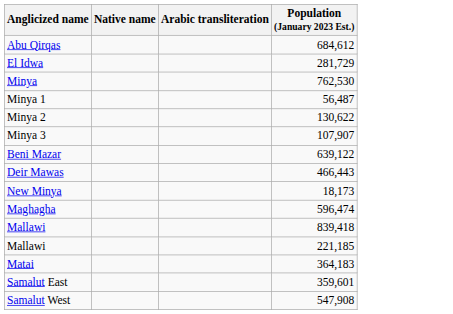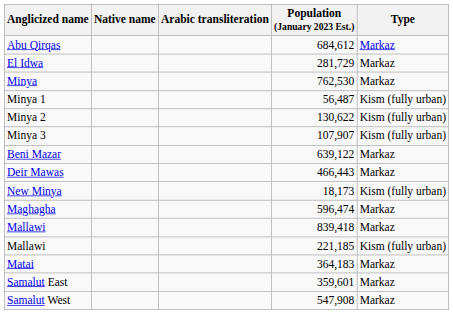+ column: (403, 20)
